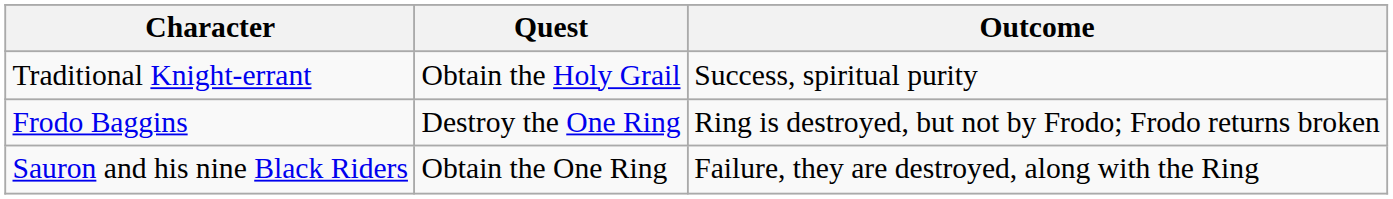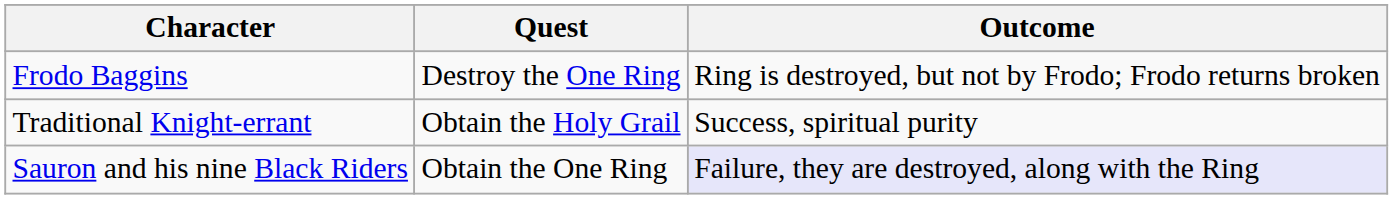rows swapped: (162, 74) <-> (100, 121)
(977, 168) no background -> (977, 168) lavender background
